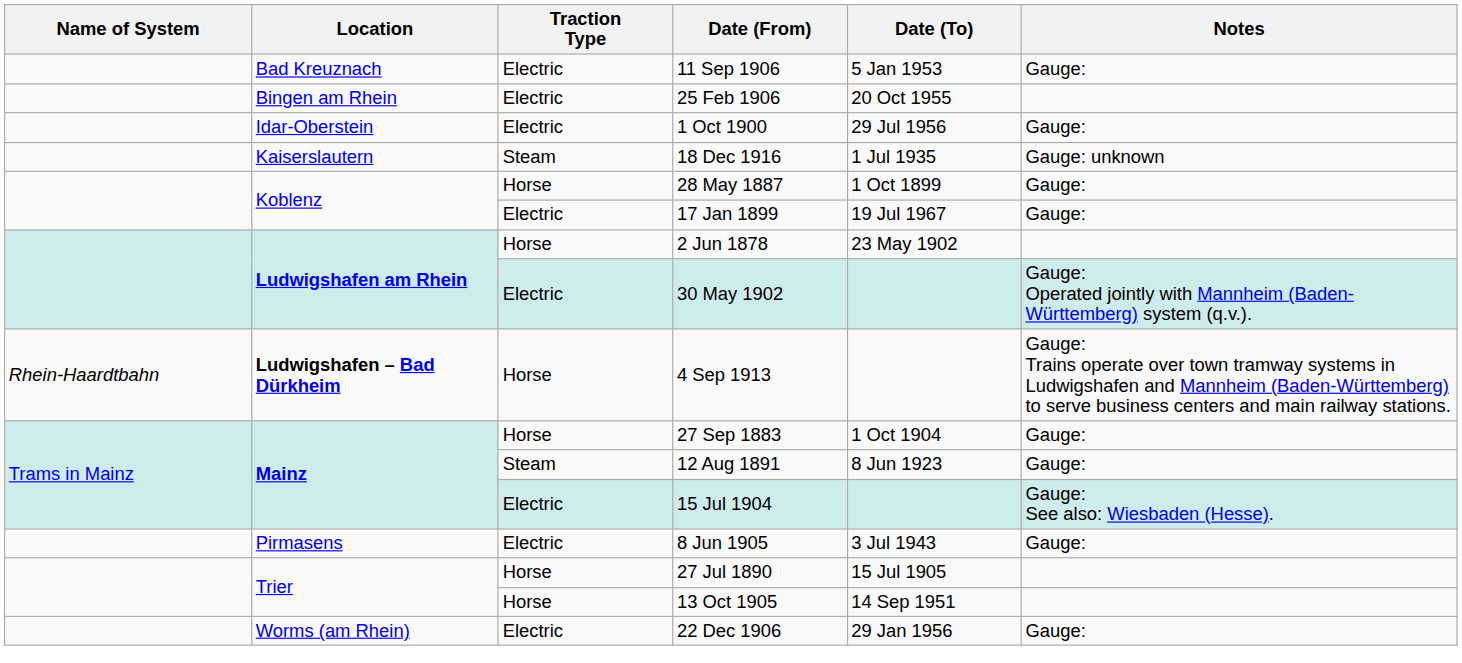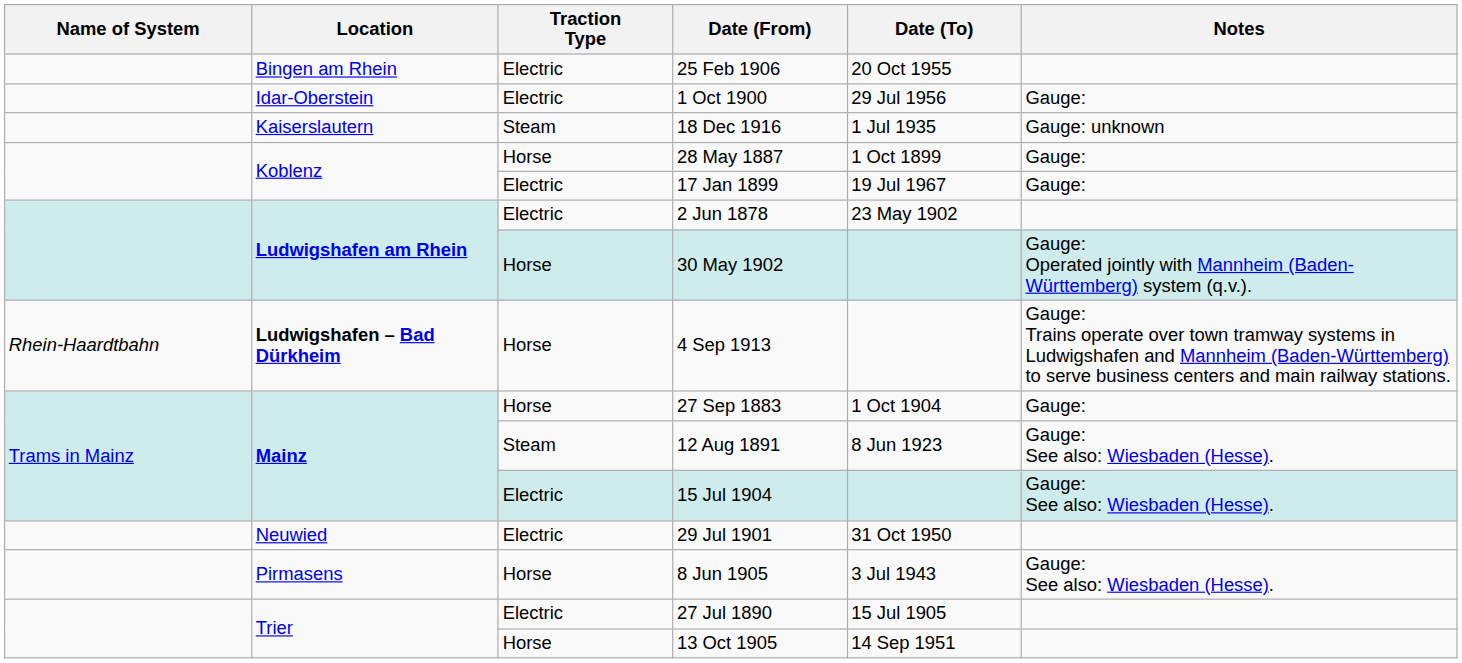- row: (728, 68)
(527, 244) Horse -> (533, 214) Electric
(533, 293) Electric -> (527, 264) Horse
(1056, 464) Gauge: -> (1150, 445) Gauge: See also: Wiesbaden (Hesse).
+ row: (724, 534)
(533, 543) Electric -> (527, 574) Horse
(1056, 543) Gauge: -> (1150, 574) Gauge: See also: Wiesbaden (Hesse).
(527, 572) Horse -> (533, 613) Electric
- row: (729, 630)
